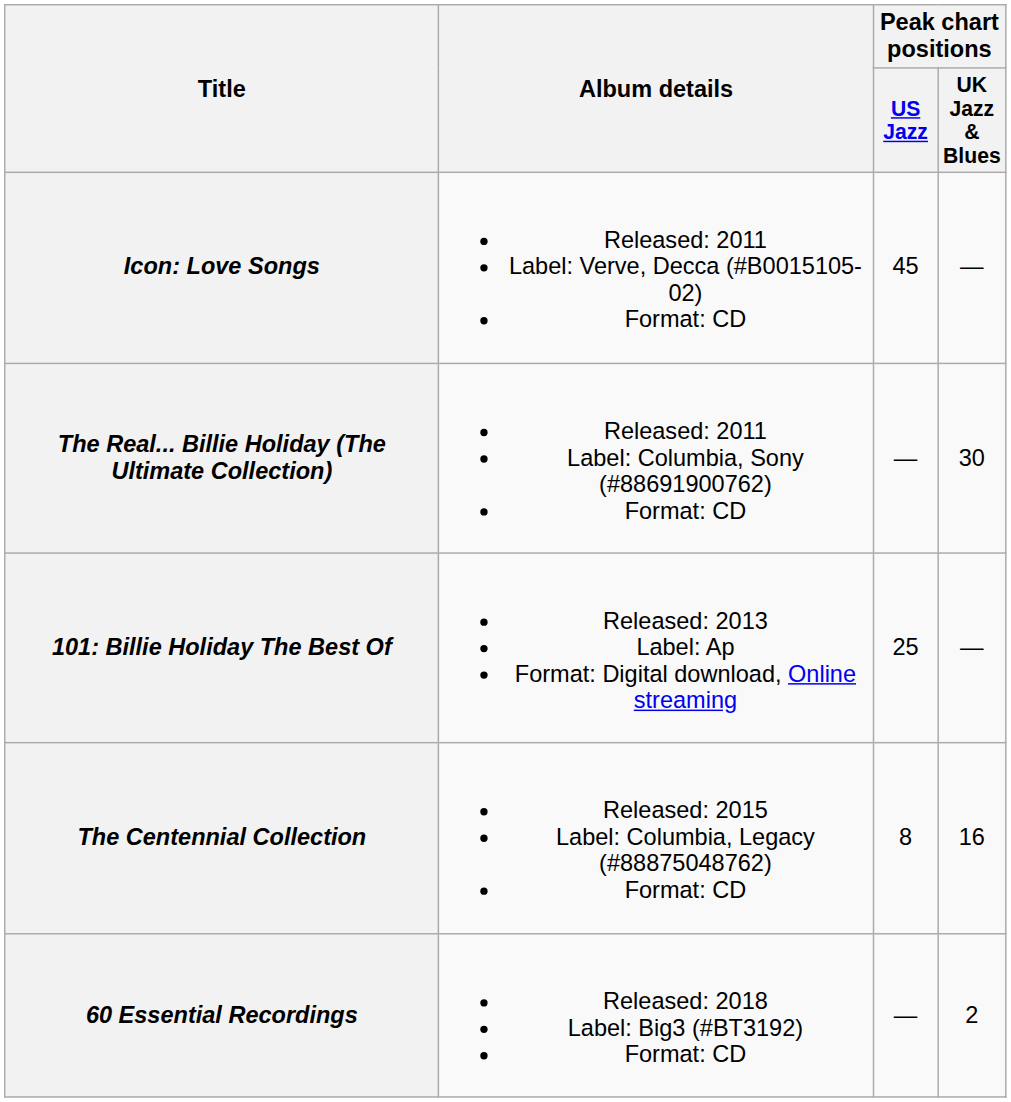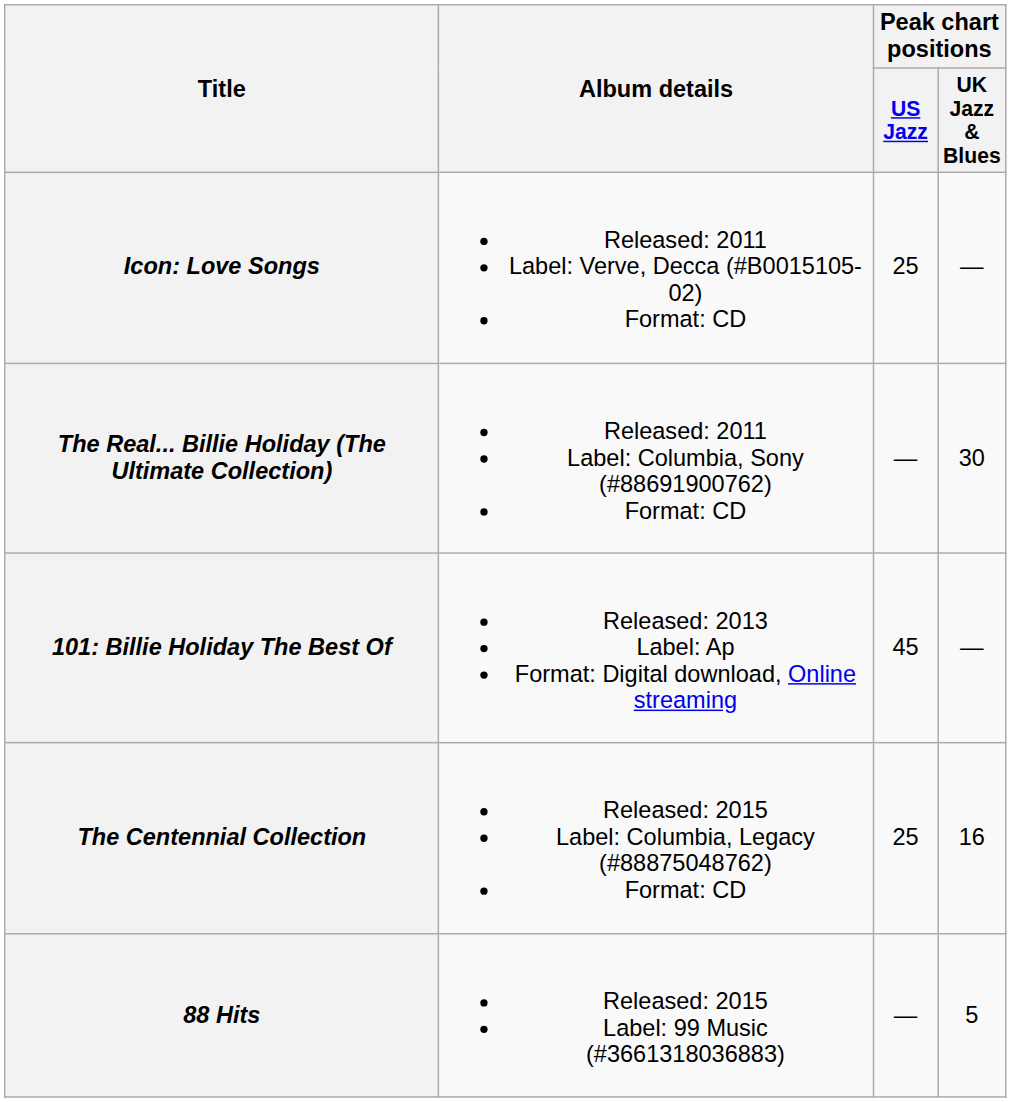(906, 267) 45 -> (906, 267) 25
(906, 647) 25 -> (906, 647) 45
(906, 837) 8 -> (906, 837) 25
+ row: (222, 1014)
- row: (222, 1014)
